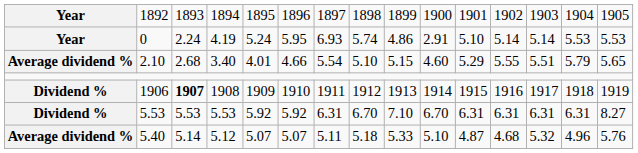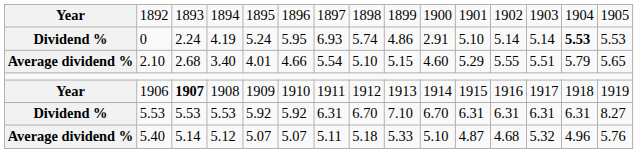(70, 38) Year -> (70, 38) Dividend %
(578, 38) normal -> (578, 38) bold
(70, 91) Dividend % -> (70, 91) Year
